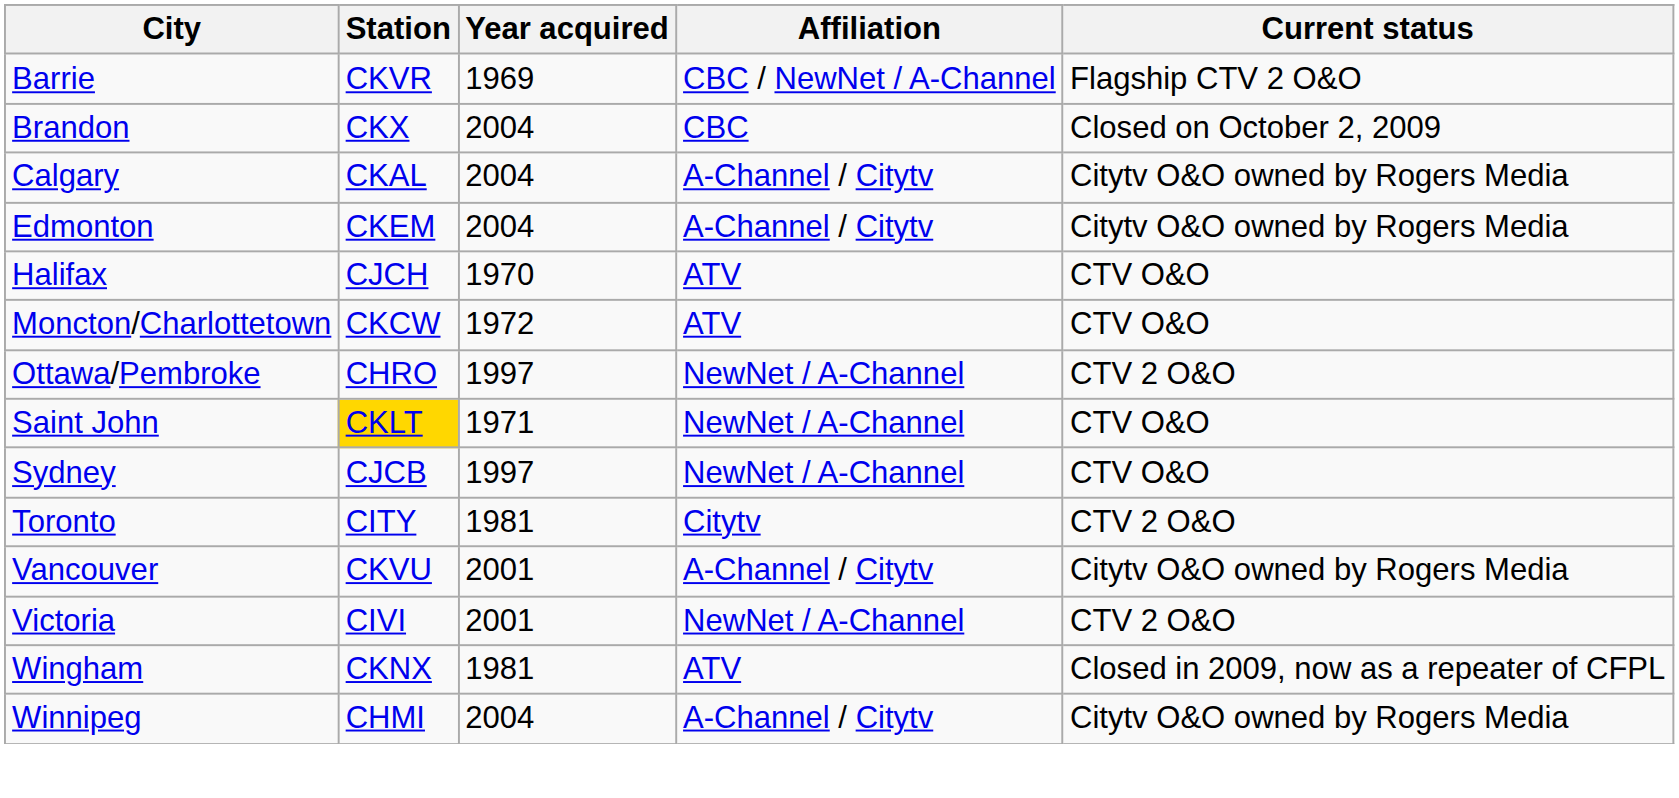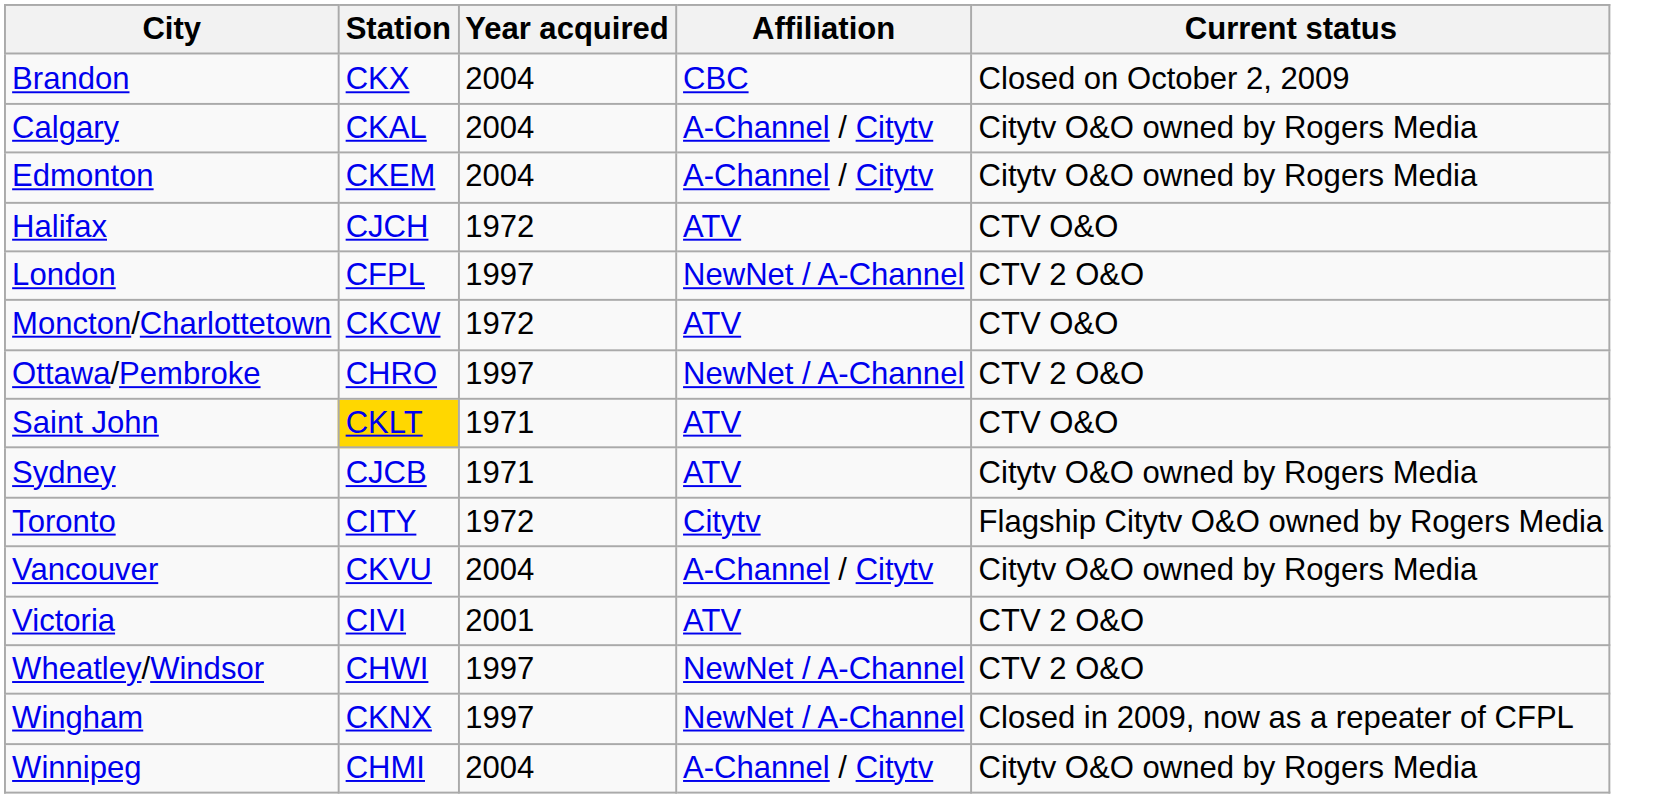- row: (54, 78)
(500, 275) 1970 -> (500, 226) 1972
+ row: (64, 275)
(824, 422) NewNet / A-Channel -> (712, 422) ATV
(500, 472) 1997 -> (500, 472) 1971
(824, 472) NewNet / A-Channel -> (712, 472) ATV
(1140, 472) CTV O&O -> (1228, 472) Citytv O&O owned by Rogers Media
(500, 521) 1981 -> (500, 521) 1972
(1153, 521) CTV 2 O&O -> (1291, 521) Flagship Citytv O&O owned by Rogers Media
(500, 570) 2001 -> (500, 570) 2004
(824, 619) NewNet / A-Channel -> (712, 619) ATV
+ row: (138, 669)
(500, 669) 1981 -> (500, 718) 1997
(712, 669) ATV -> (824, 718) NewNet / A-Channel
